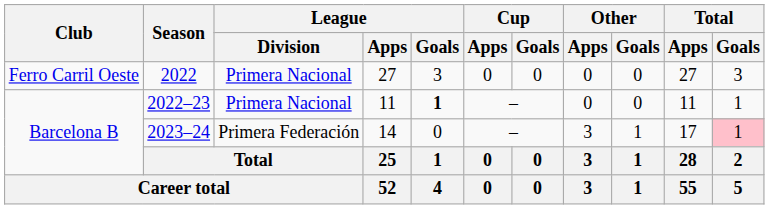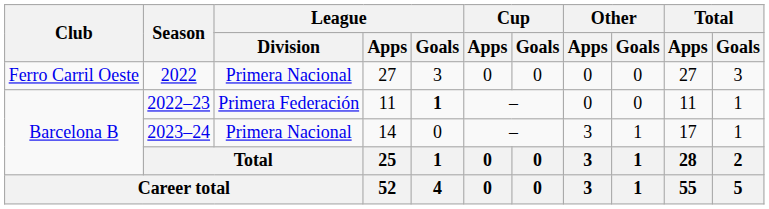(289, 103) Primera Nacional -> (289, 103) Primera Federación
(289, 132) Primera Federación -> (289, 132) Primera Nacional
(738, 132) pink background -> (738, 132) no background
